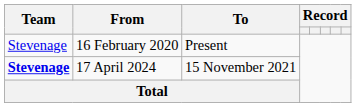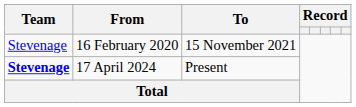(206, 45) Present -> (241, 45) 15 November 2021
(241, 68) 15 November 2021 -> (206, 68) Present
